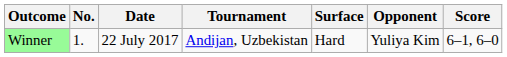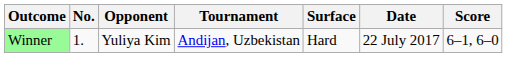columns swapped: (140, 16) <-> (405, 16)
